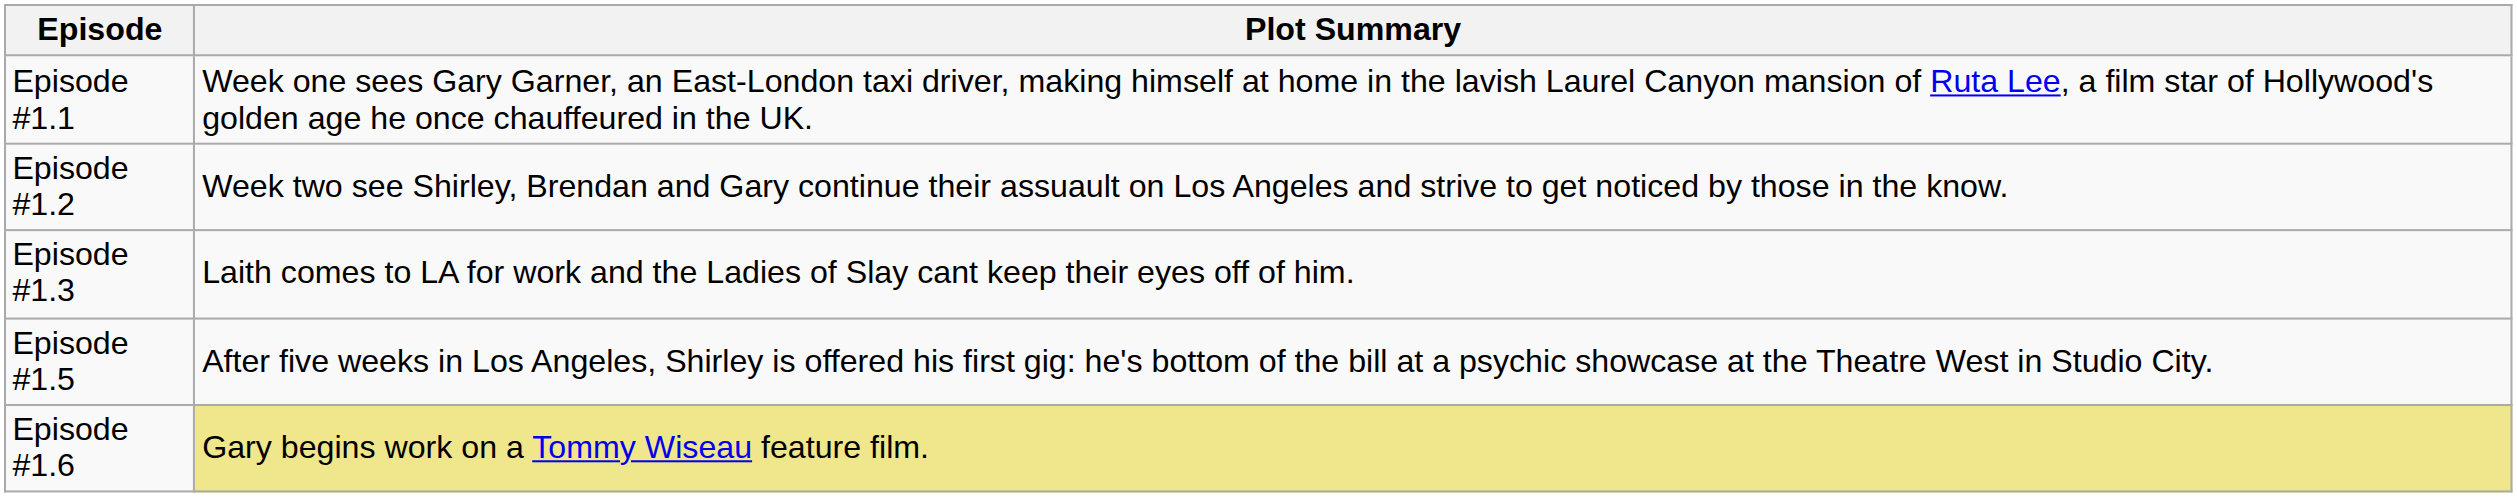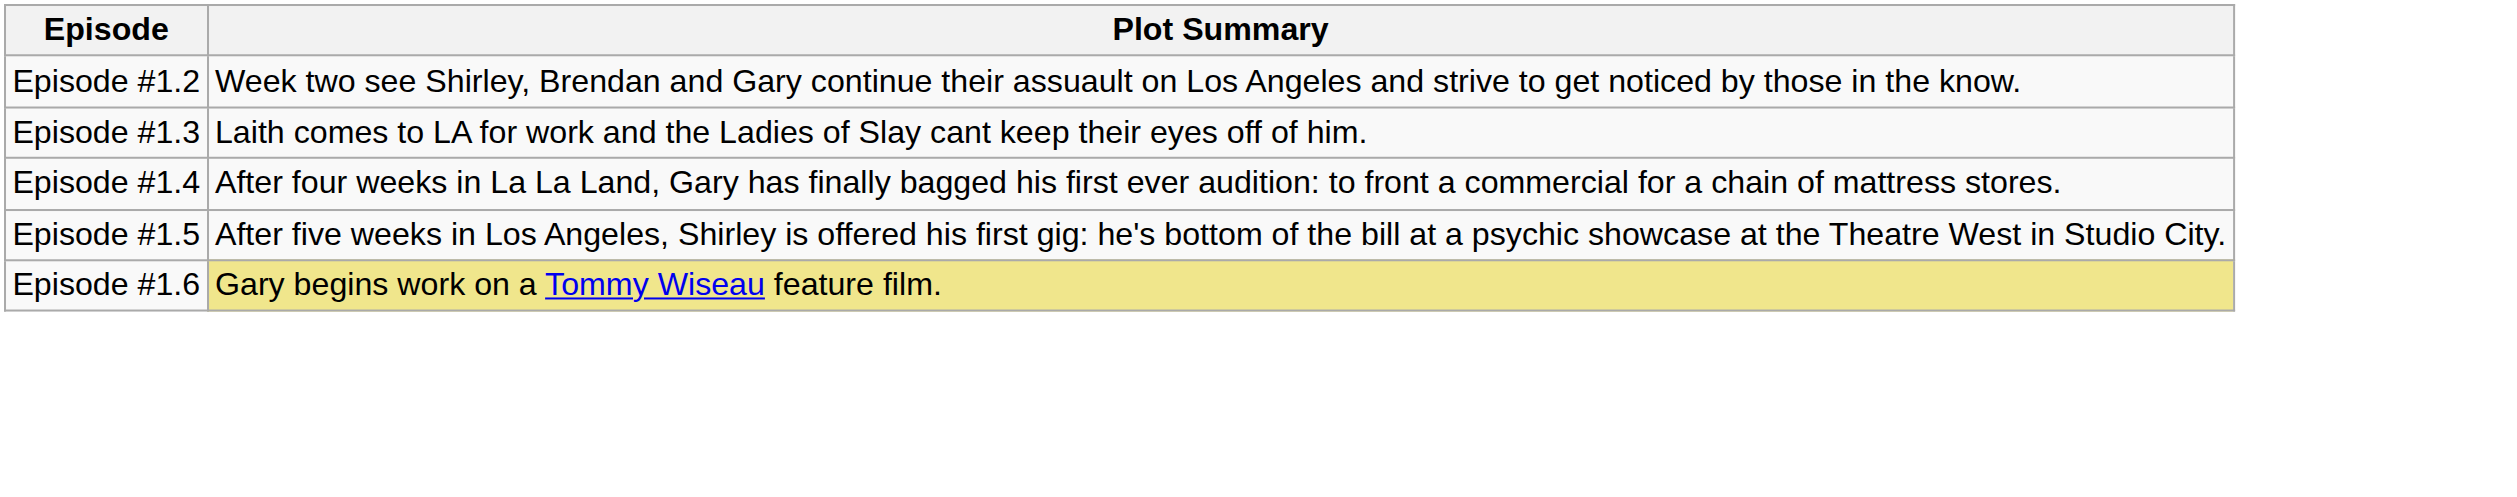- row: (71, 99)
+ row: (106, 183)
